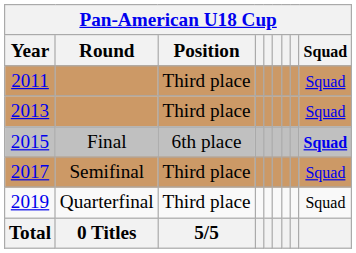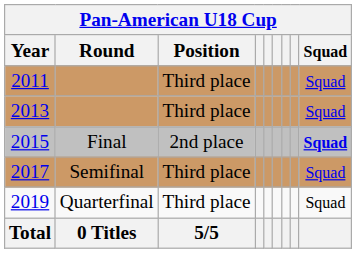(207, 141) 6th place -> (207, 141) 2nd place
